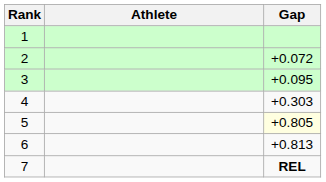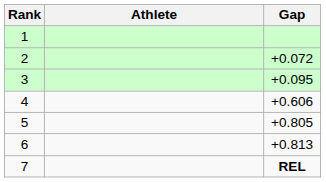(292, 101) +0.303 -> (292, 101) +0.606
(292, 123) lightyellow background -> (292, 123) no background
